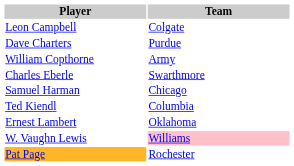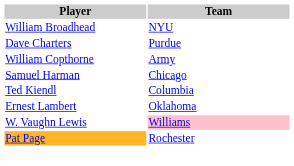+ row: (50, 27)
- row: (41, 27)
- row: (39, 75)
